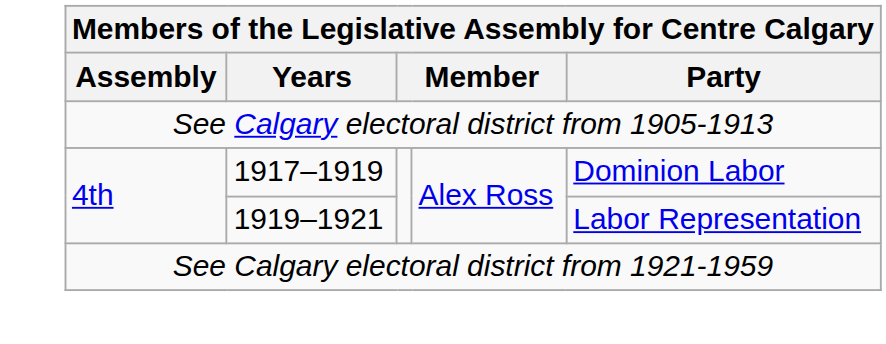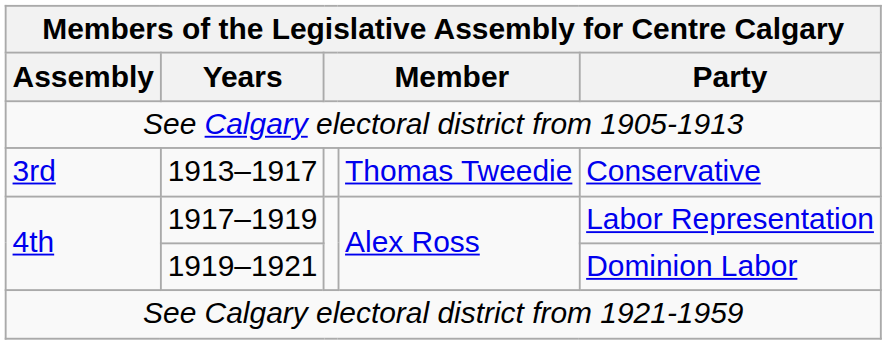+ row: (243, 171)
(679, 171) Dominion Labor -> (730, 218) Labor Representation
(717, 218) Labor Representation -> (692, 266) Dominion Labor
